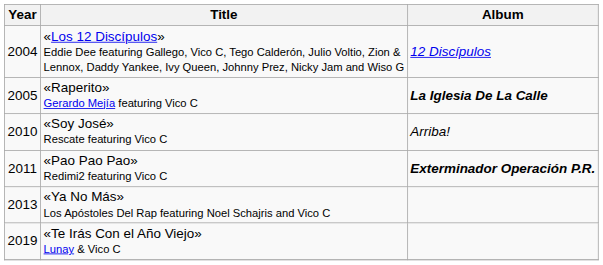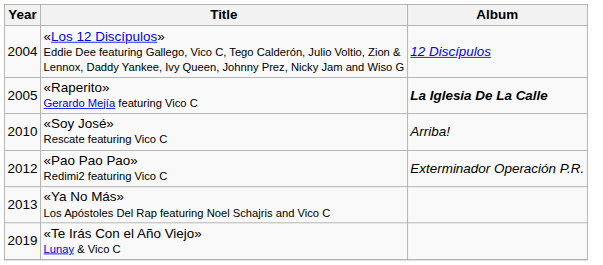(22, 168) 2011 -> (22, 168) 2012
(503, 168) bold -> (497, 168) normal
